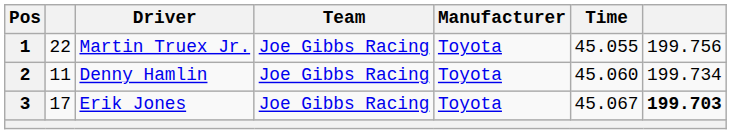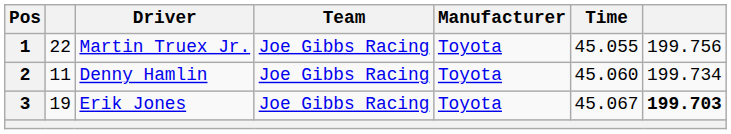(60, 106) 17 -> (60, 106) 19
